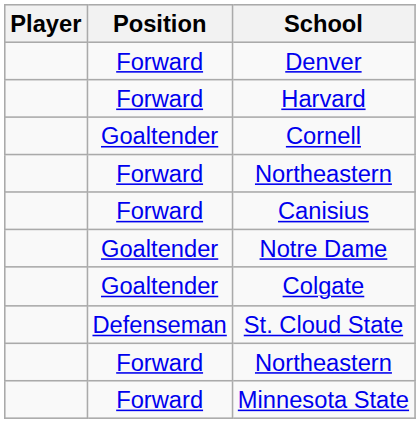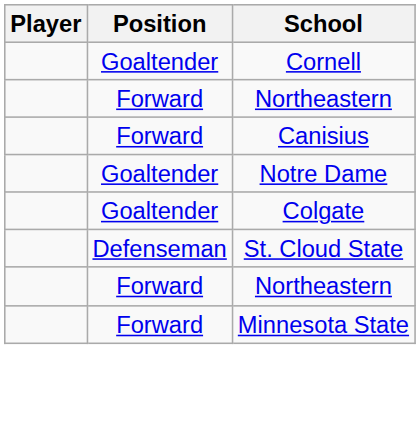- row: (160, 61)
- row: (160, 99)
